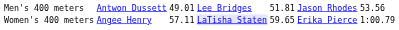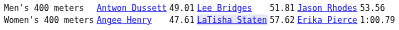(182, 20) 57.11 -> (182, 20) 47.61
(282, 20) 59.65 -> (282, 20) 57.62
